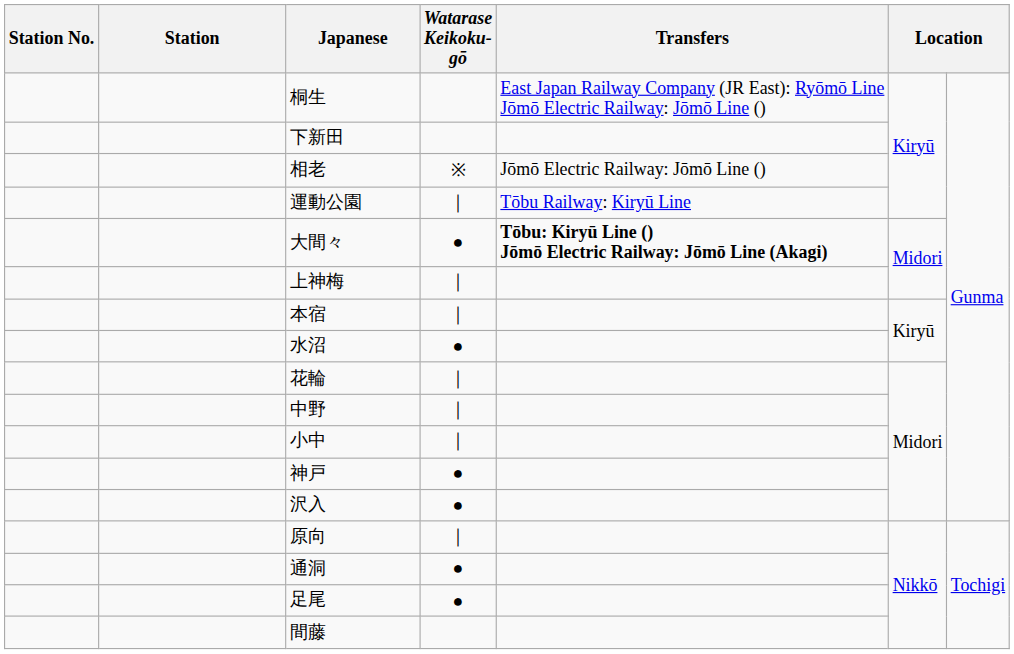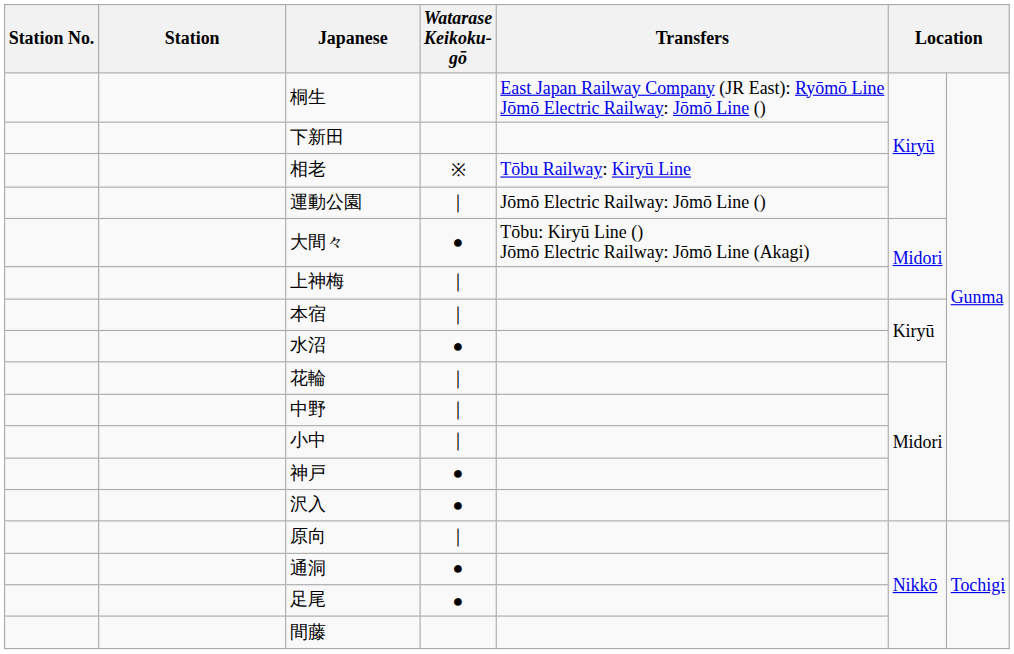(633, 170) Jōmō Electric Railway: Jōmō Line () -> (596, 170) Tōbu Railway: Kiryū Line
(596, 202) Tōbu Railway: Kiryū Line -> (633, 202) Jōmō Electric Railway: Jōmō Line ()
(664, 242) bold -> (655, 242) normal
